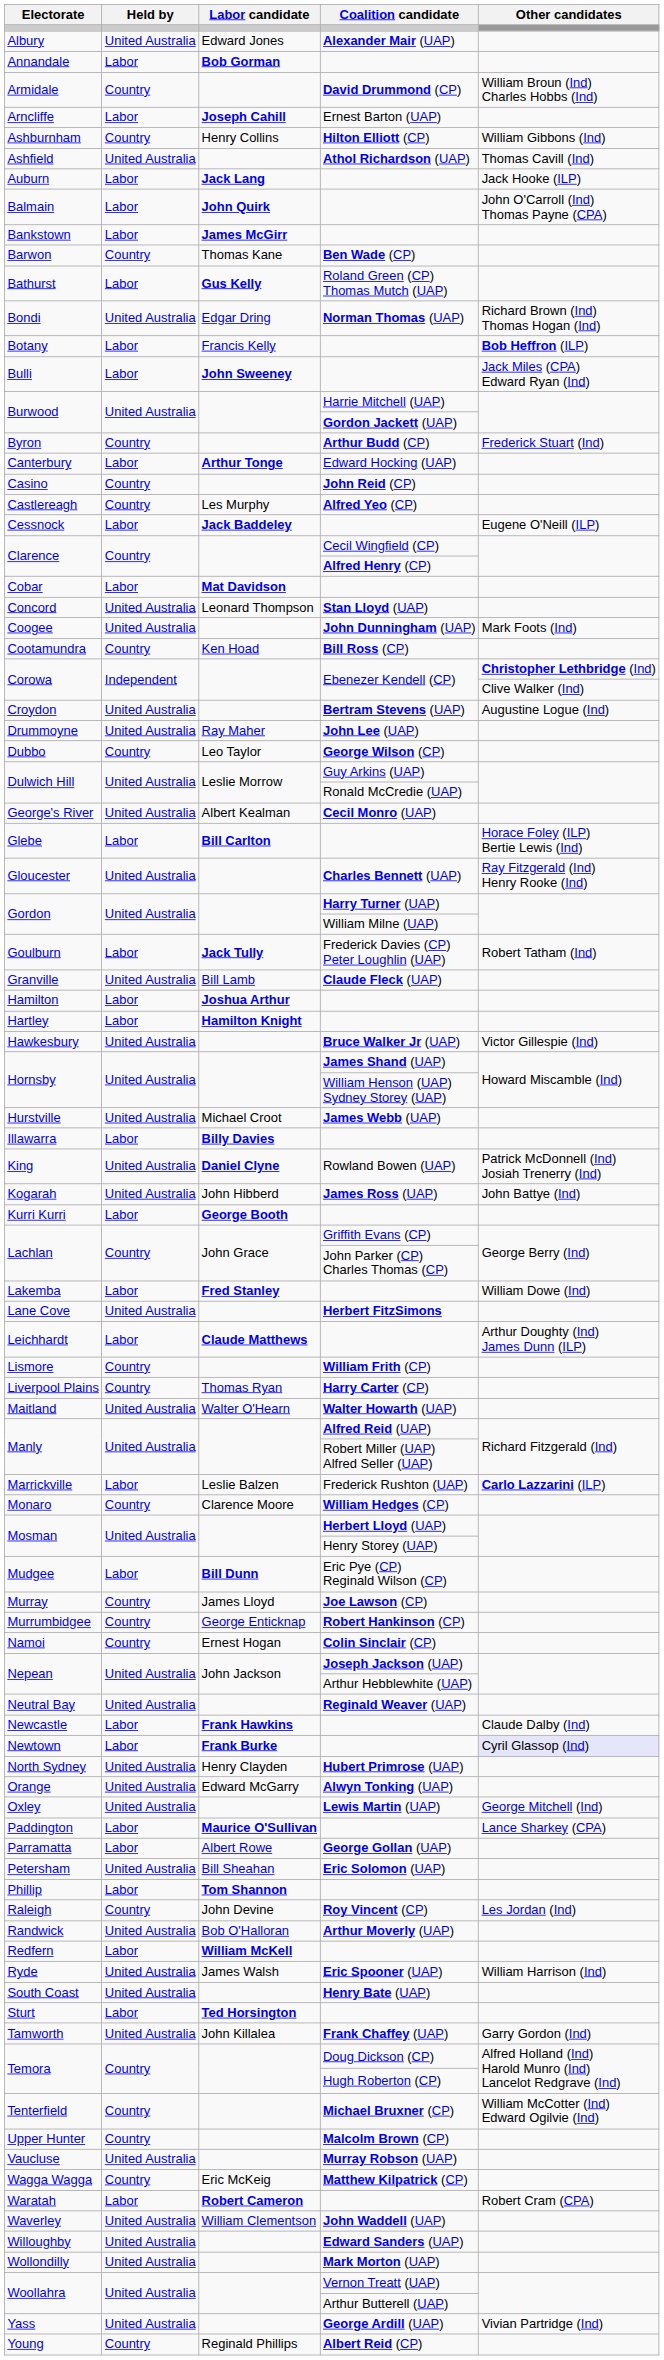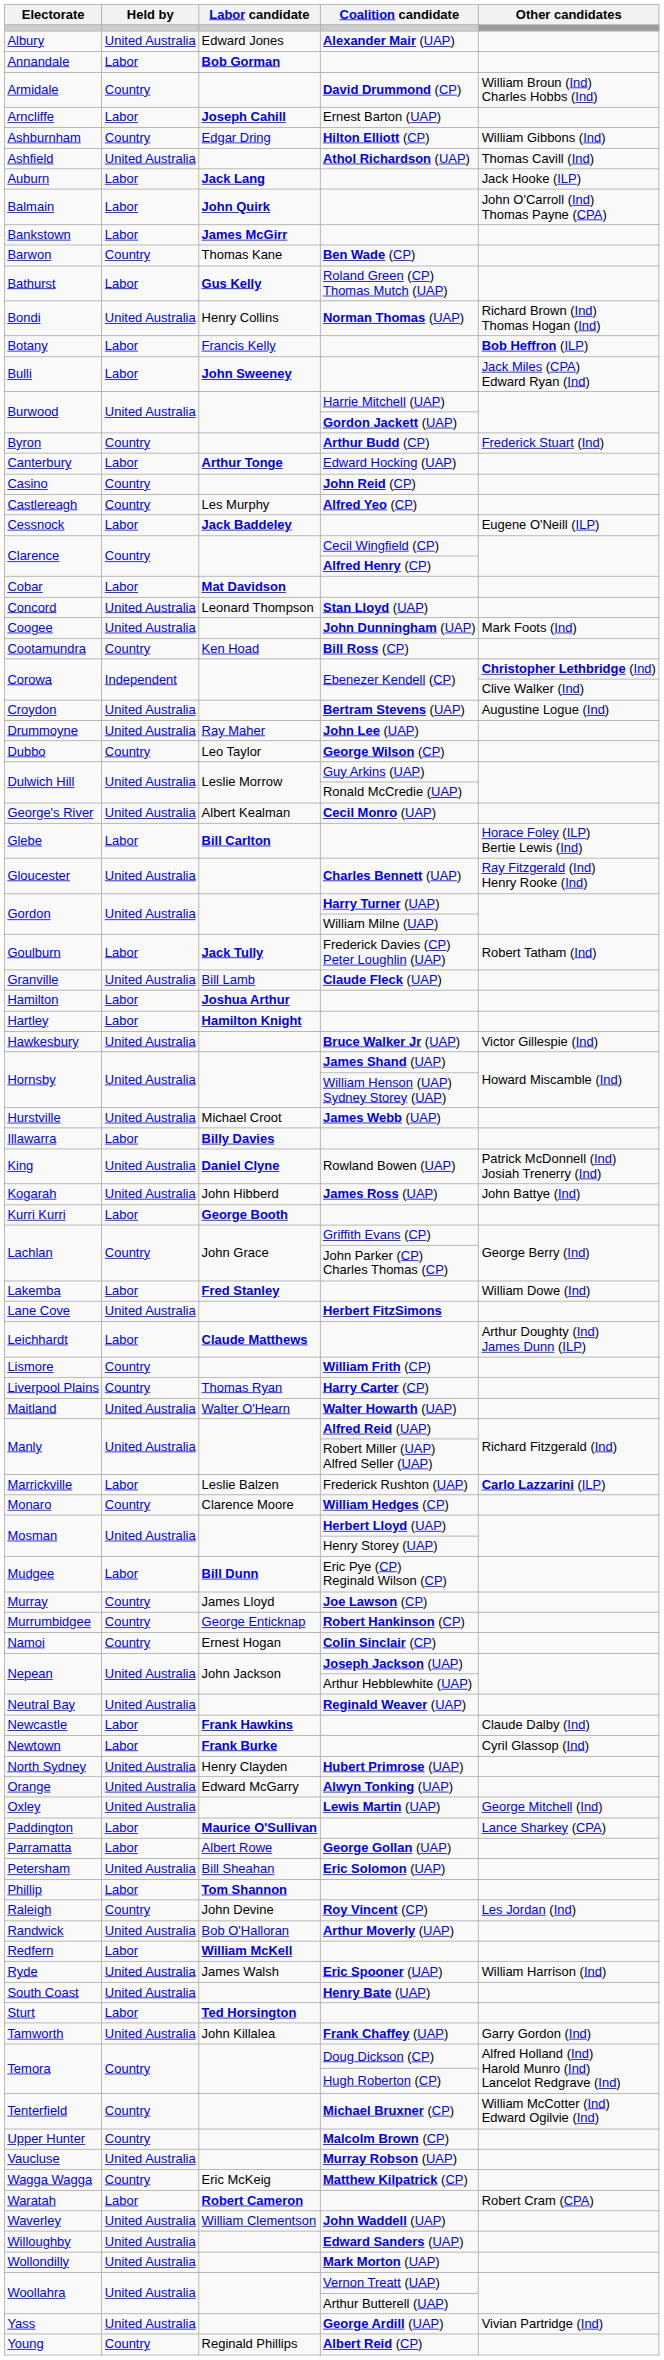(240, 138) Henry Collins -> (236, 138) Edgar Dring
(236, 318) Edgar Dring -> (240, 318) Henry Collins
(535, 1745) lavender background -> (535, 1745) no background
